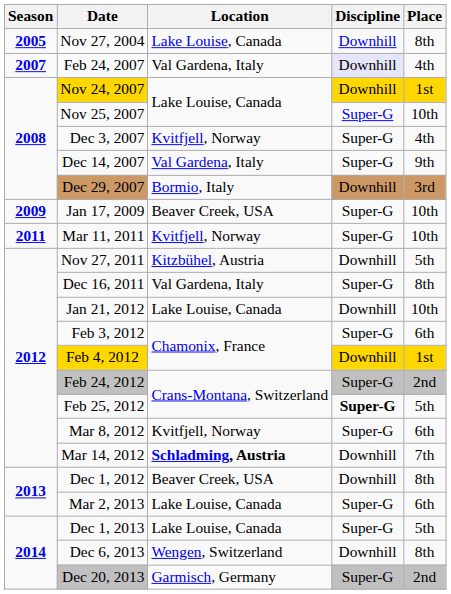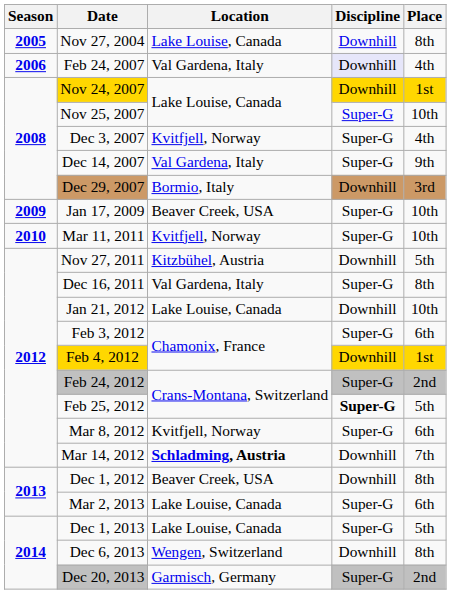(31, 65) 2007 -> (31, 65) 2006
(31, 235) 2011 -> (31, 235) 2010
